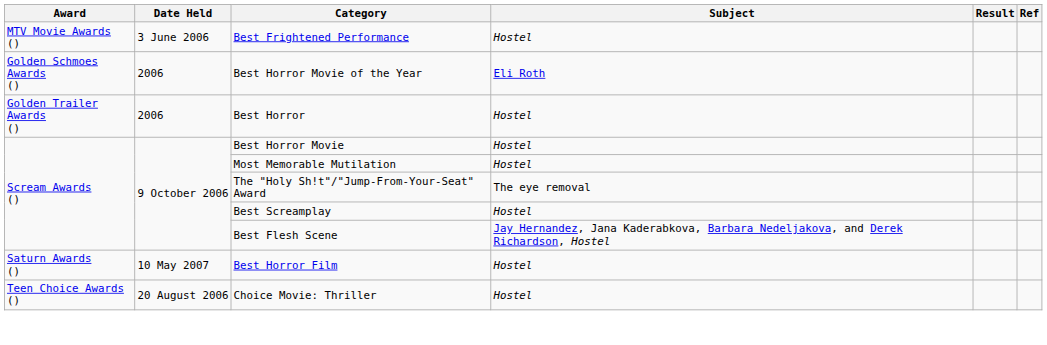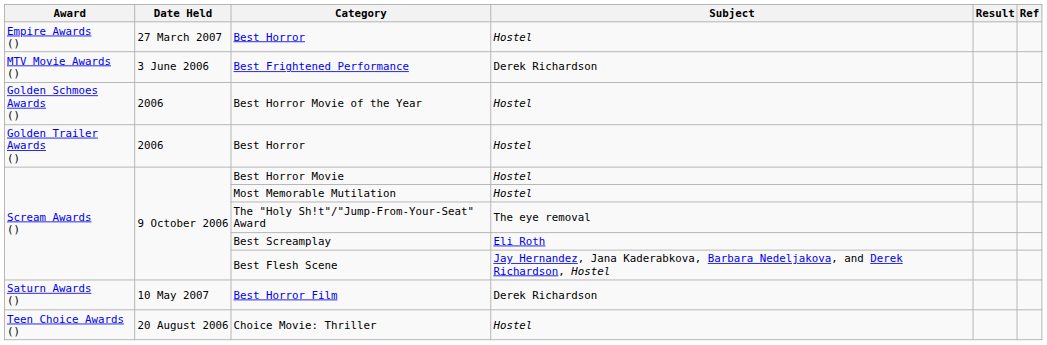+ row: (49, 37)
(513, 37) Hostel -> (545, 67) Derek Richardson
(519, 73) Eli Roth -> (513, 103) Hostel
(513, 211) Hostel -> (519, 241) Eli Roth
(513, 265) Hostel -> (545, 295) Derek Richardson
